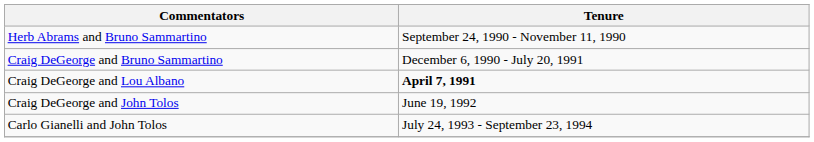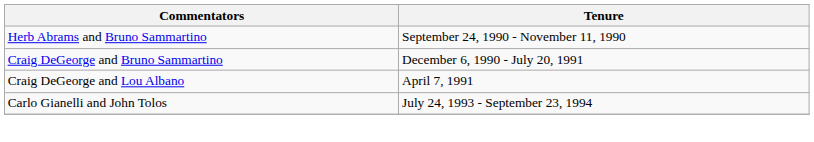(439, 81) bold -> (438, 81) normal
- row: (93, 103)
